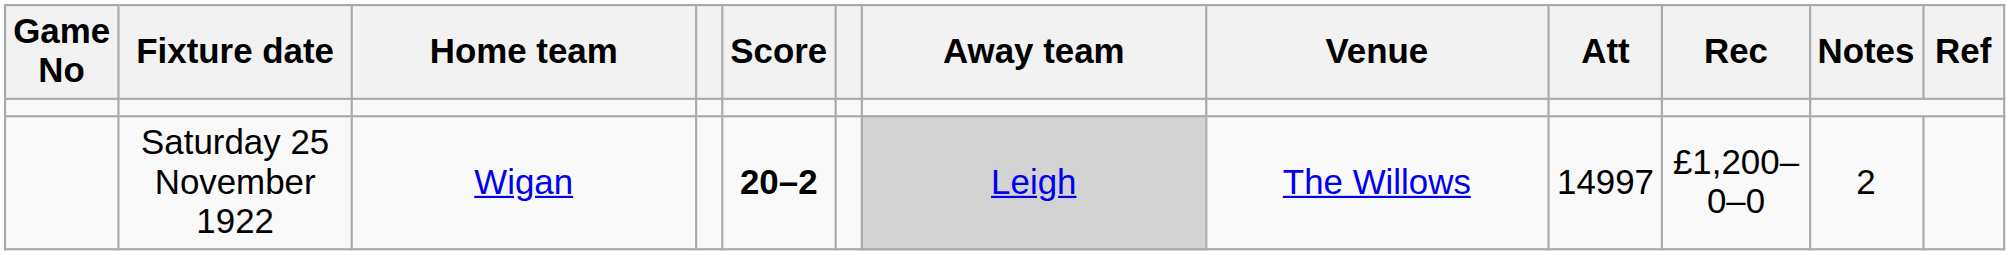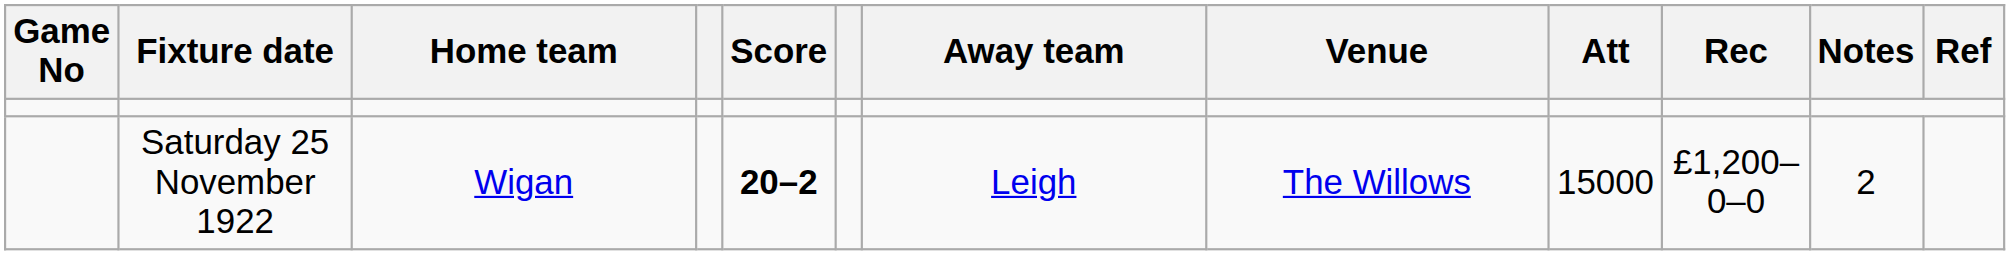(1034, 182) lightgrey background -> (1034, 182) no background
(1605, 182) 14997 -> (1605, 182) 15000
